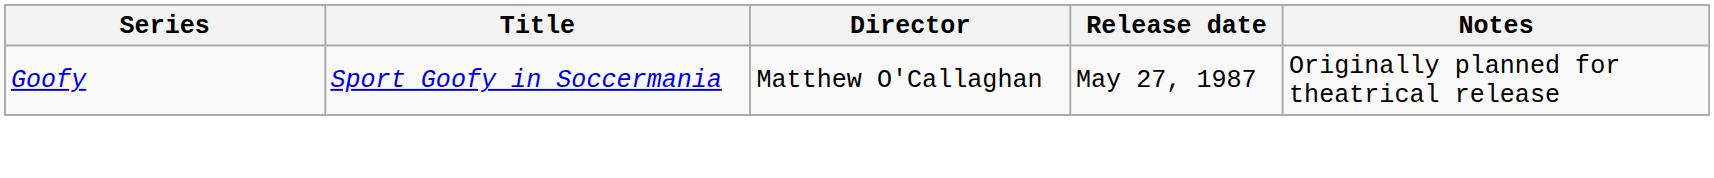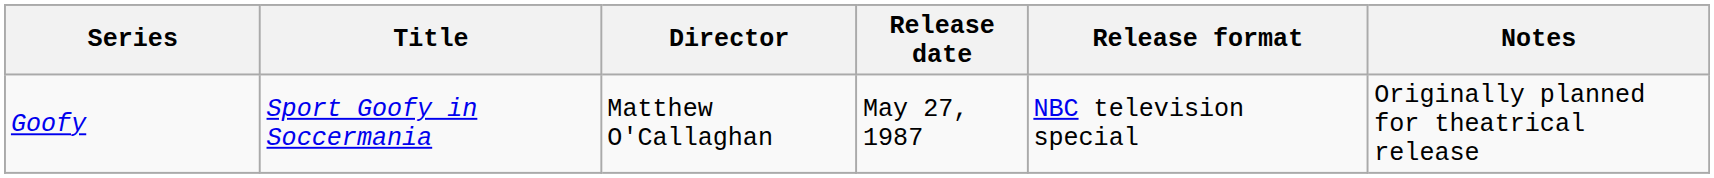+ column: (1198, 40)
